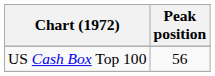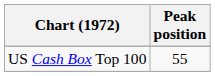(180, 58) 56 -> (180, 58) 55
